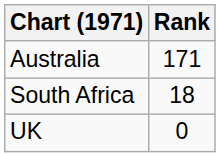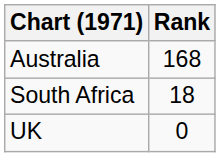(182, 59) 171 -> (182, 59) 168
